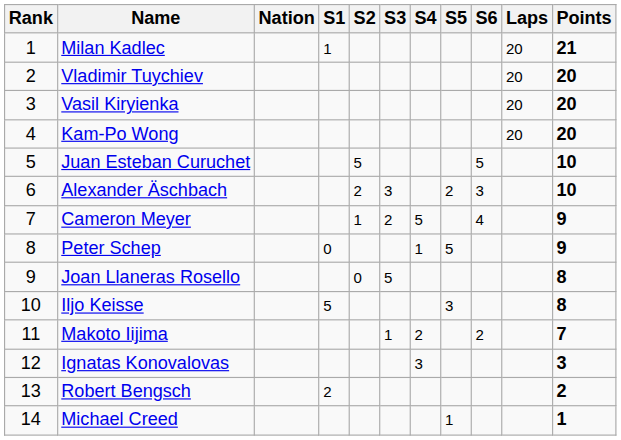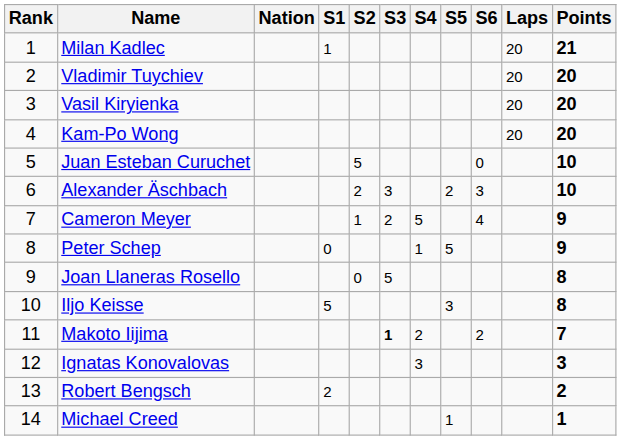(480, 163) 5 -> (480, 163) 0
(388, 335) normal -> (388, 334) bold
